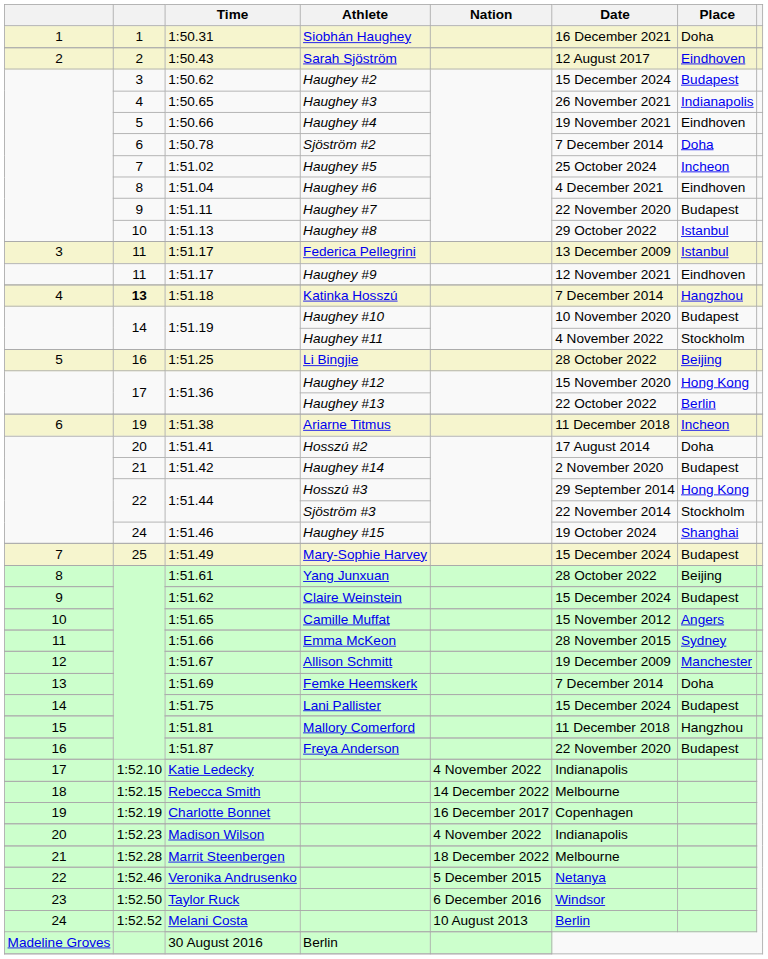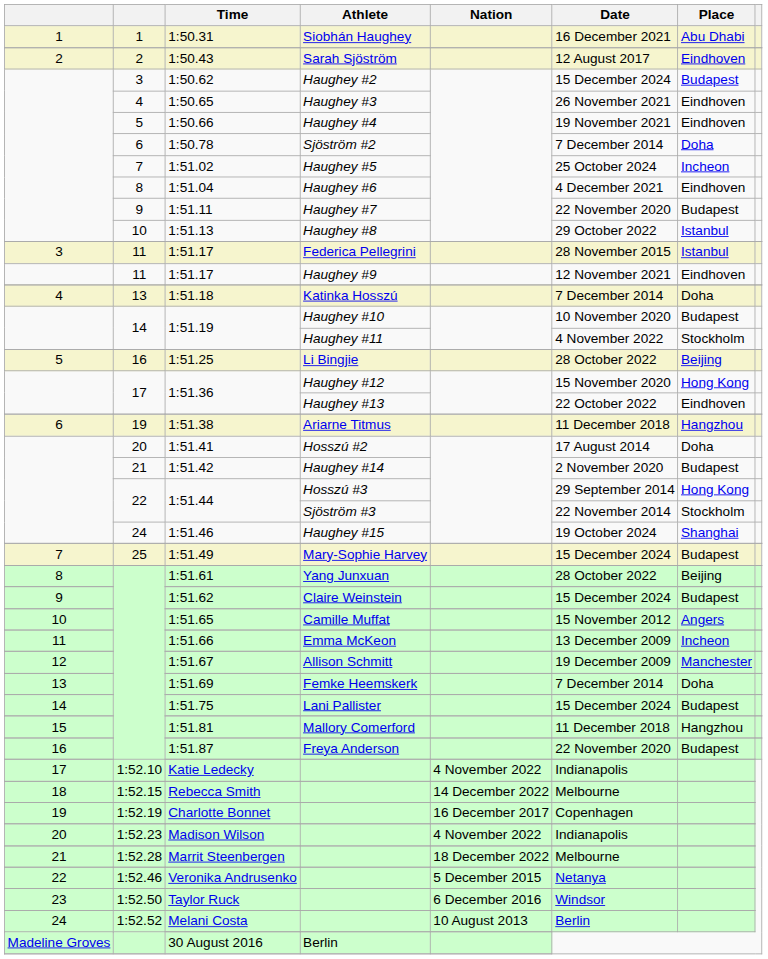(697, 36) Doha -> (713, 36) Abu Dhabi
(717, 101) Indianapolis -> (713, 101) Eindhoven
(613, 252) 13 December 2009 -> (613, 252) 28 November 2015
(139, 295) bold -> (139, 295) normal
(712, 295) Hangzhou -> (697, 295) Doha
(698, 403) Berlin -> (713, 403) Eindhoven
(705, 425) Incheon -> (712, 425) Hangzhou
(613, 640) 28 November 2015 -> (613, 640) 13 December 2009
(704, 640) Sydney -> (705, 640) Incheon
